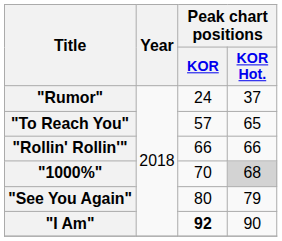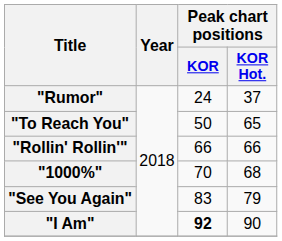(203, 123) 57 -> (203, 123) 50
(252, 173) lightgrey background -> (252, 173) no background
(203, 198) 80 -> (203, 198) 83
